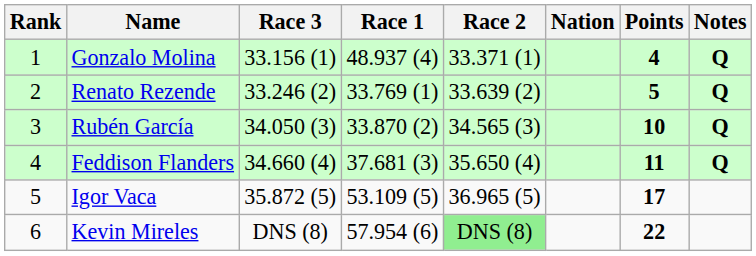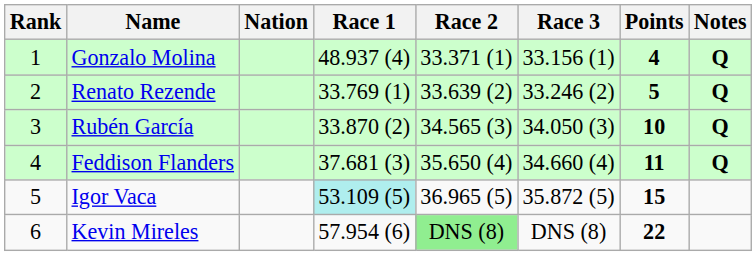columns swapped: (583, 22) <-> (290, 22)
(392, 197) no background -> (364, 197) paleturquoise background
(654, 197) 17 -> (654, 197) 15
